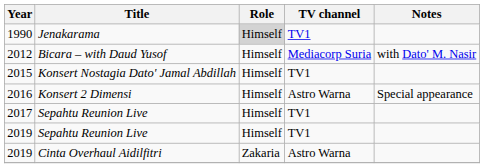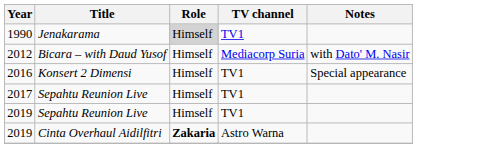- row: (20, 73)
(319, 93) Astro Warna -> (232, 73) TV1
(261, 152) normal -> (194, 133) bold
